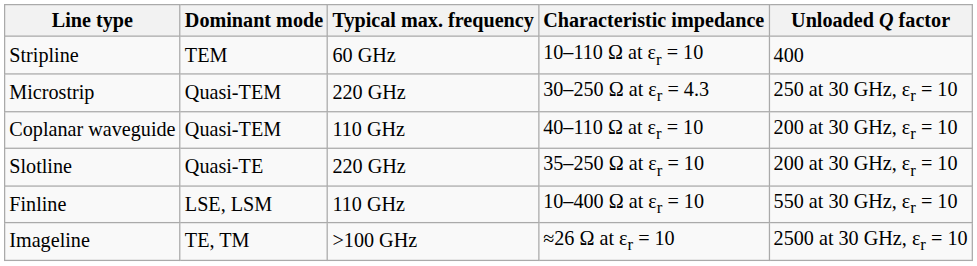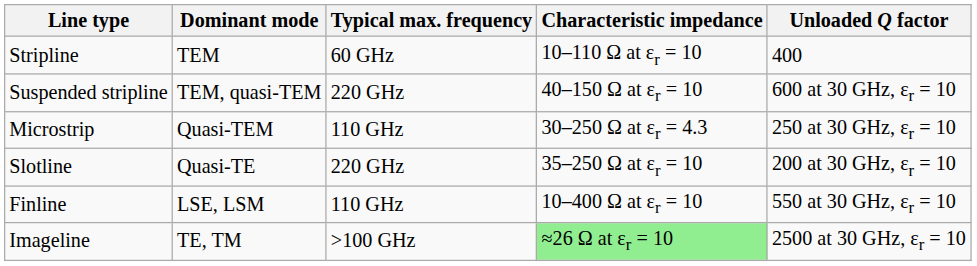+ row: (89, 92)
(369, 92) 220 GHz -> (367, 129) 110 GHz
- row: (92, 129)
(609, 241) no background -> (607, 241) lightgreen background
